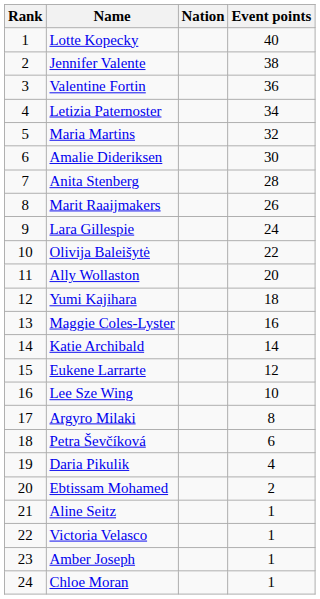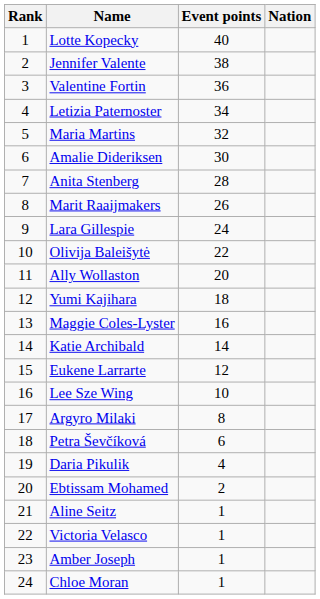columns swapped: (203, 16) <-> (271, 16)
